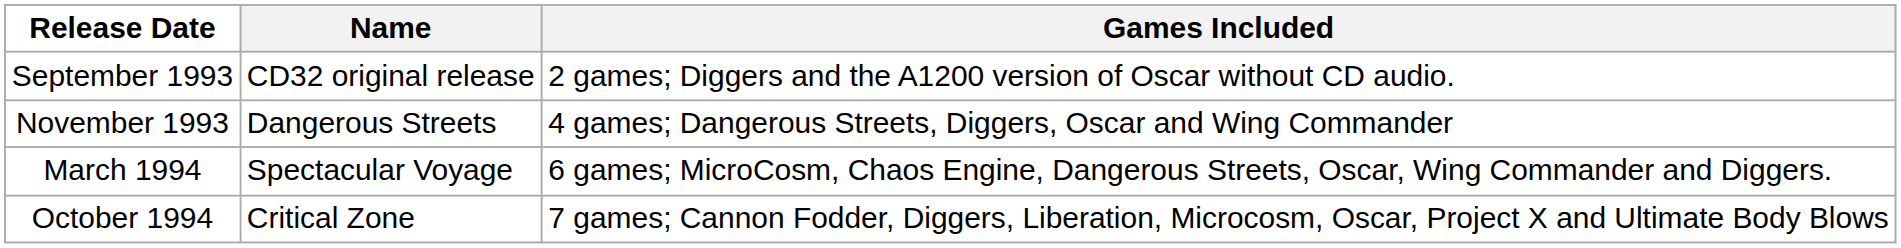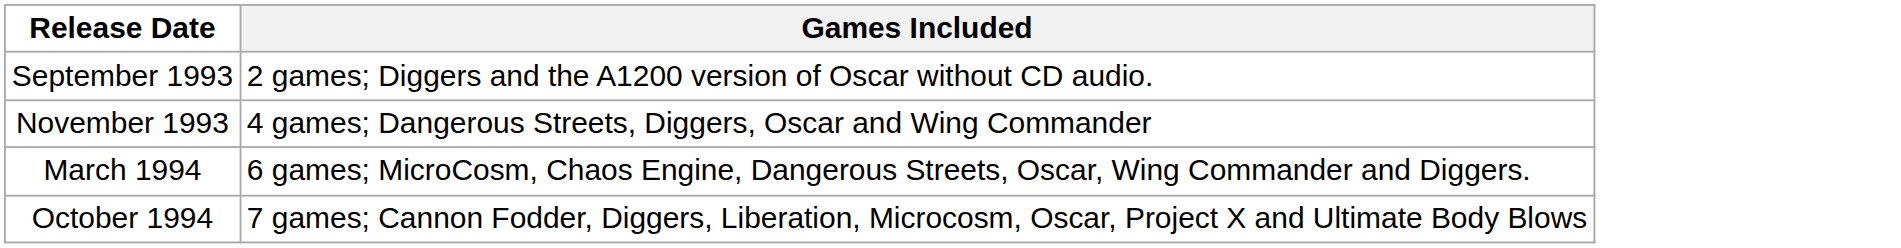- column: (391, 28)
